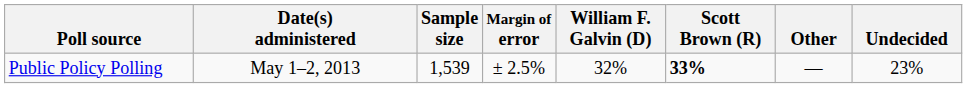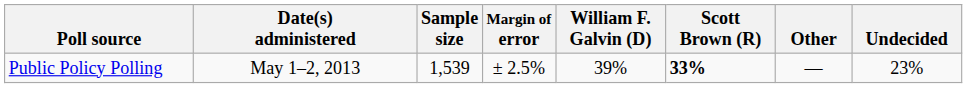(611, 67) 32% -> (611, 67) 39%
